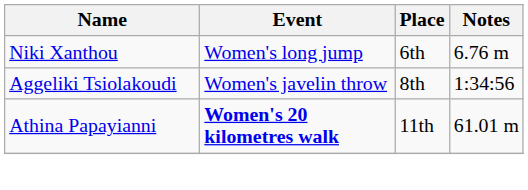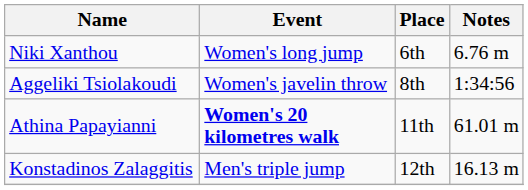+ row: (101, 168)
